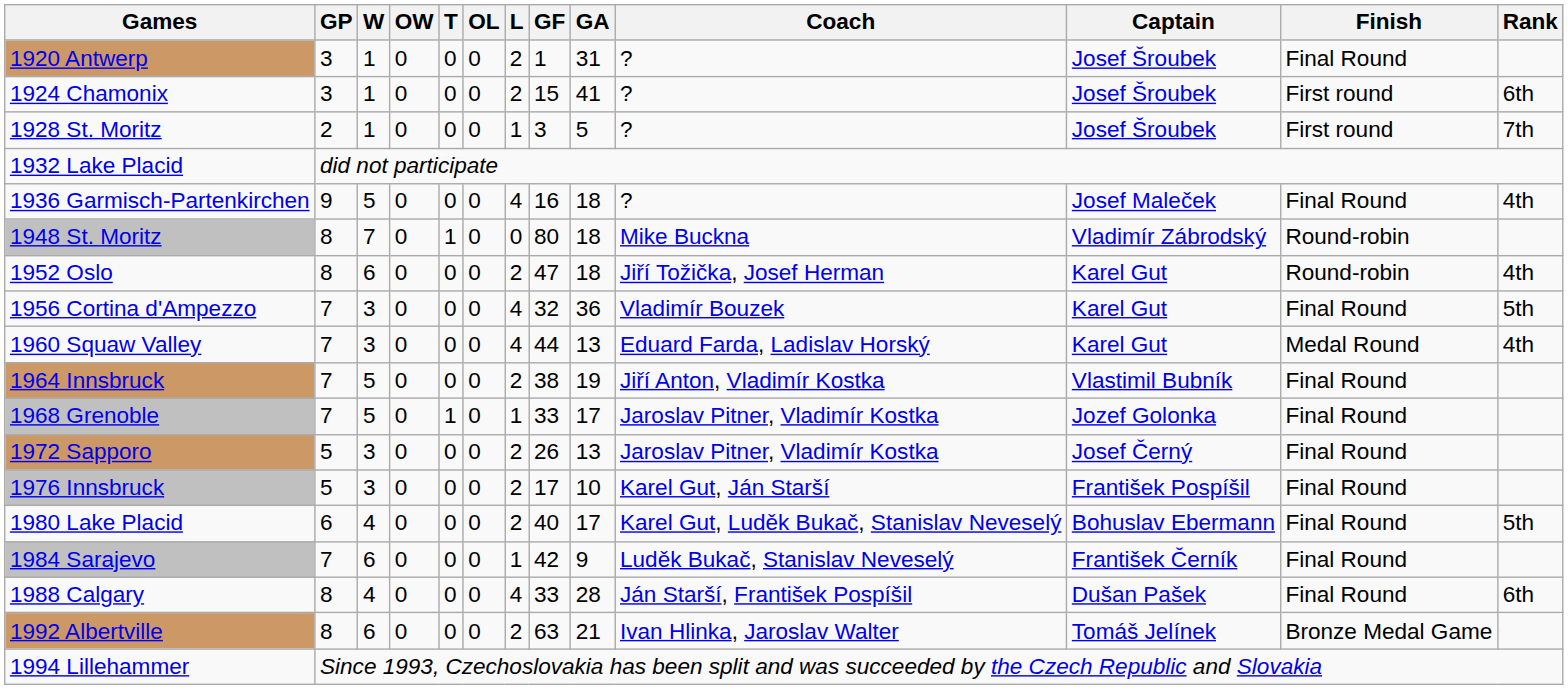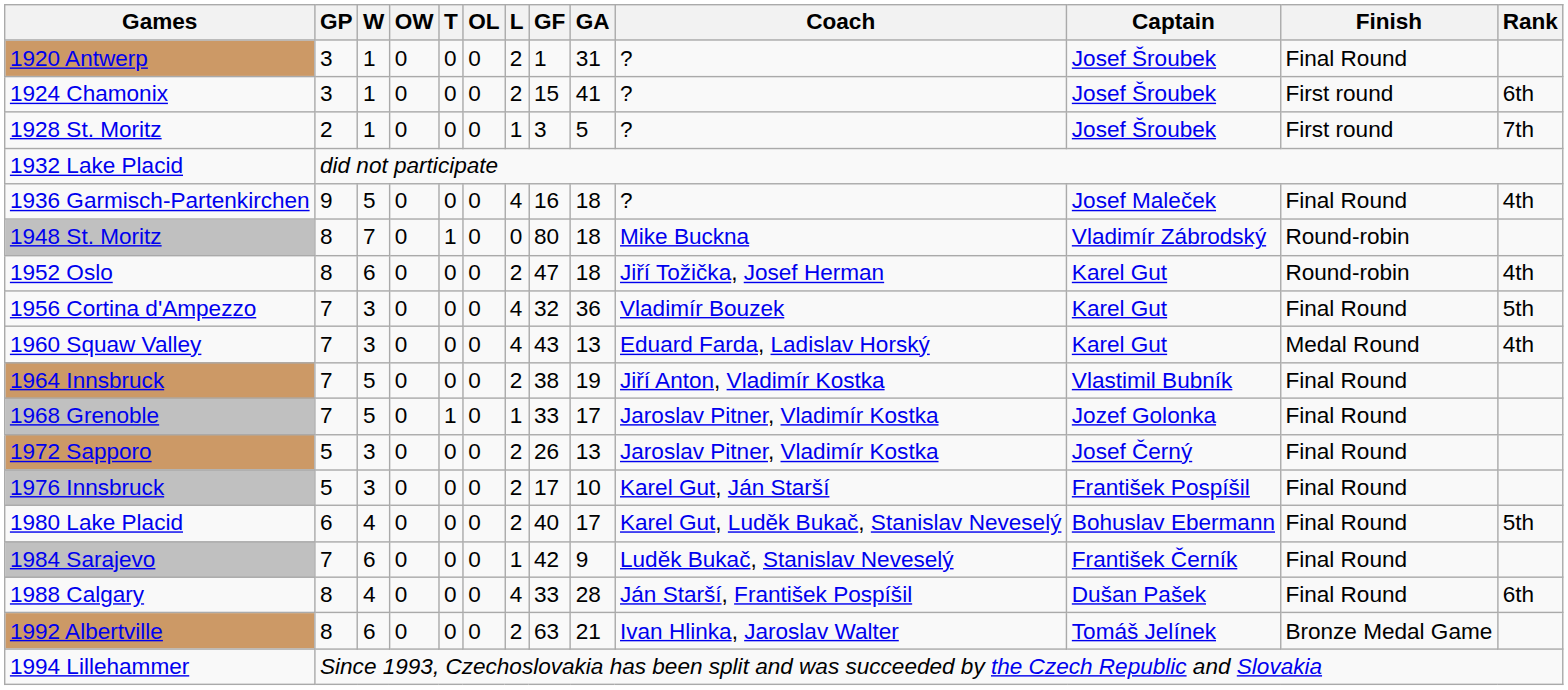(547, 344) 44 -> (547, 344) 43
